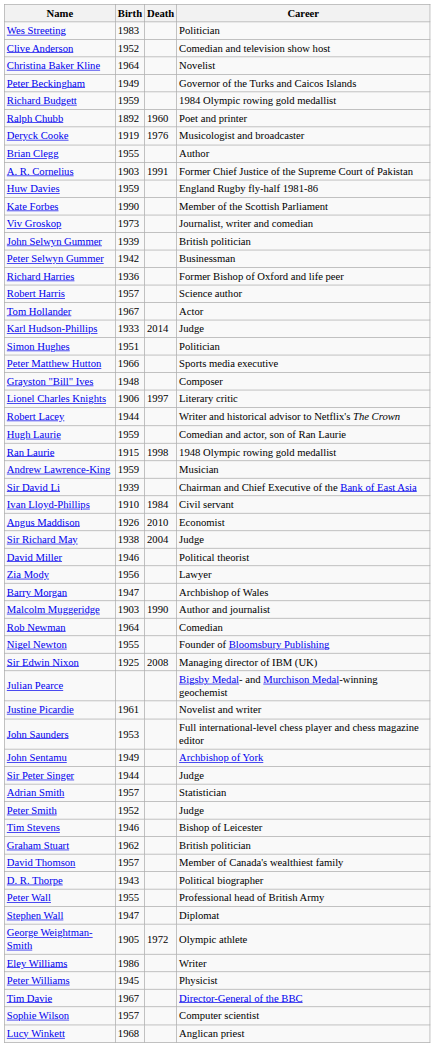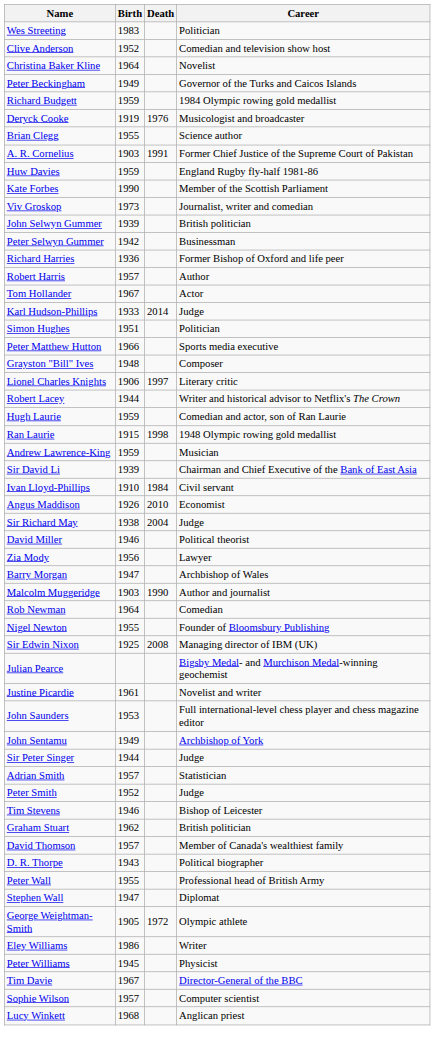- row: (35, 118)
(194, 153) Author -> (211, 136) Science author
(211, 294) Science author -> (194, 276) Author
